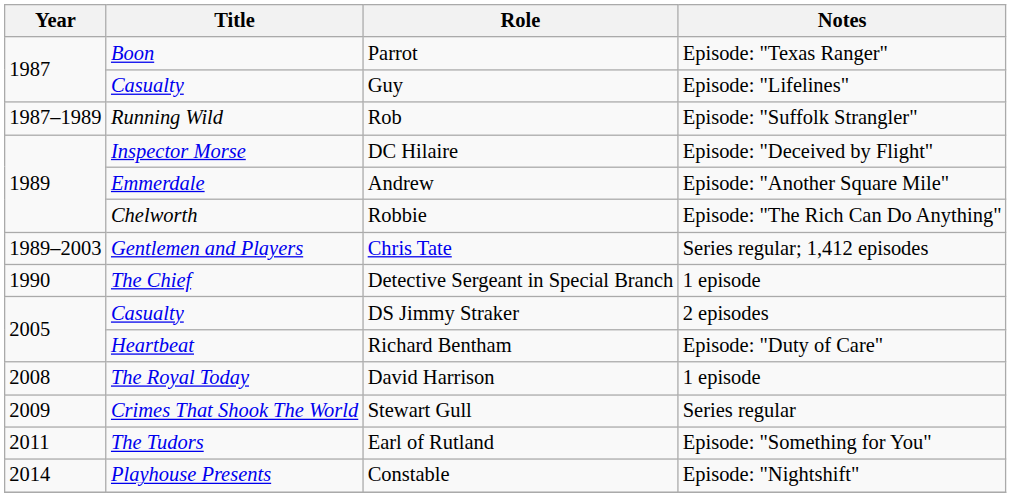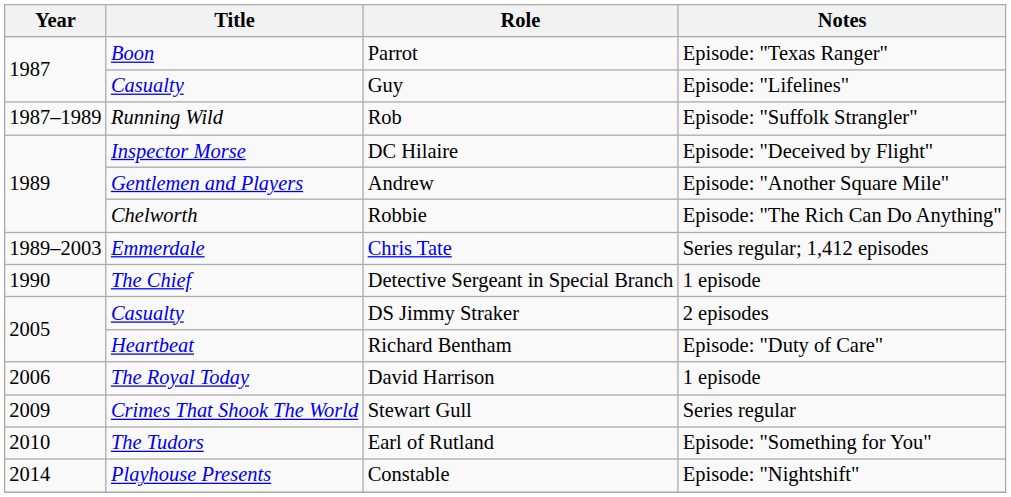(158, 183) Emmerdale -> (207, 183) Gentlemen and Players
(207, 248) Gentlemen and Players -> (158, 248) Emmerdale
(30, 378) 2008 -> (30, 378) 2006
(29, 442) 2011 -> (30, 442) 2010
